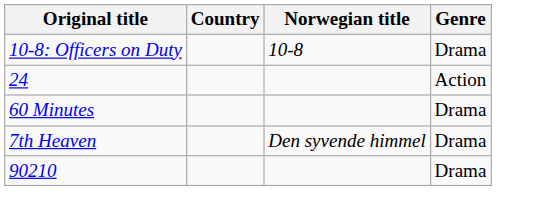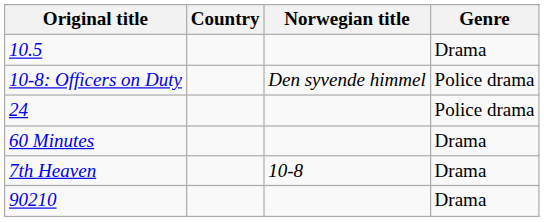+ row: (26, 49)
(286, 49) 10-8 -> (347, 79) Den syvende himmel
(460, 49) Drama -> (484, 79) Police drama
(460, 79) Action -> (484, 110) Police drama
(347, 140) Den syvende himmel -> (286, 170) 10-8
